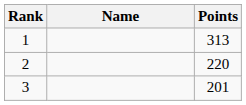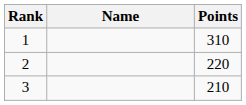(218, 40) 313 -> (218, 40) 310
(218, 87) 201 -> (218, 87) 210
